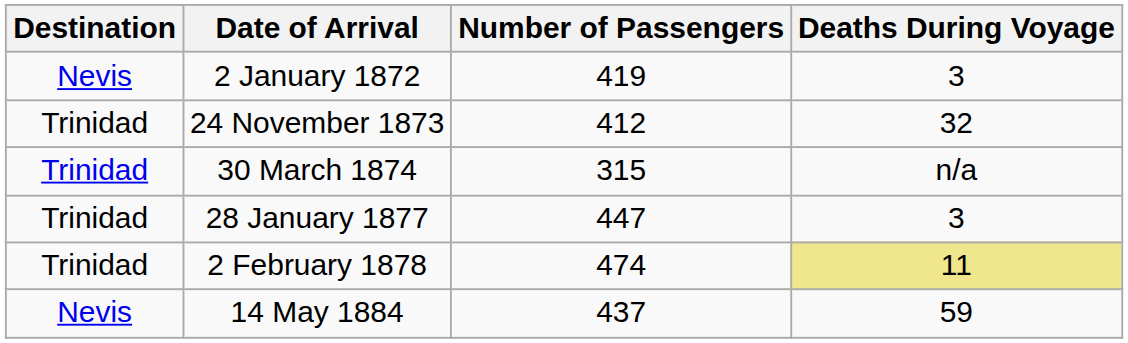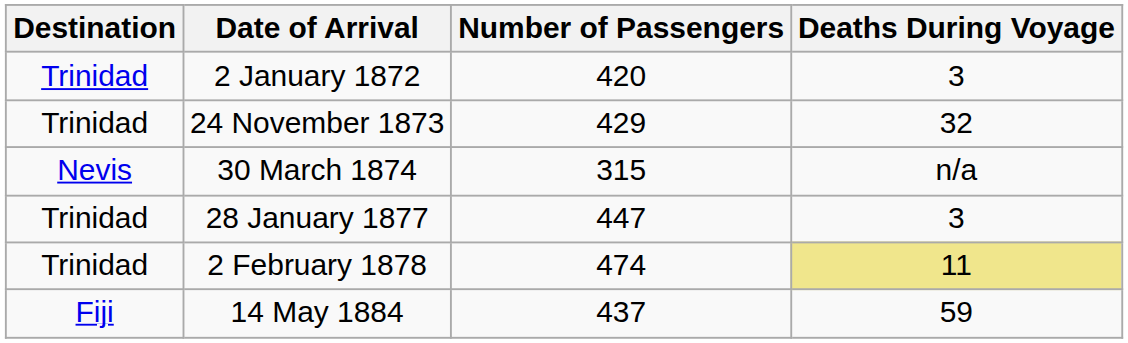(95, 75) Nevis -> (95, 75) Trinidad
(621, 75) 419 -> (621, 75) 420
(621, 123) 412 -> (621, 123) 429
(95, 170) Trinidad -> (95, 170) Nevis
(95, 312) Nevis -> (95, 312) Fiji
